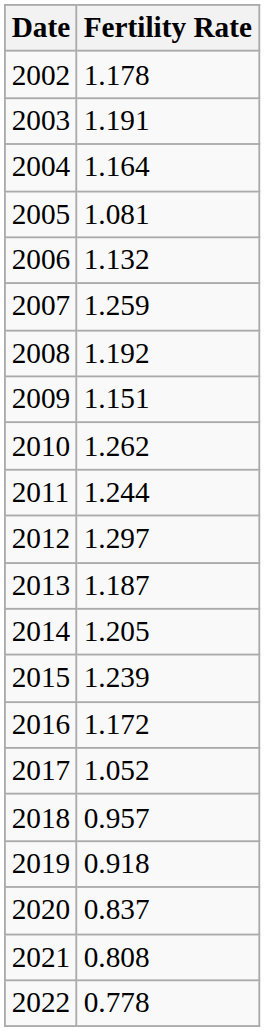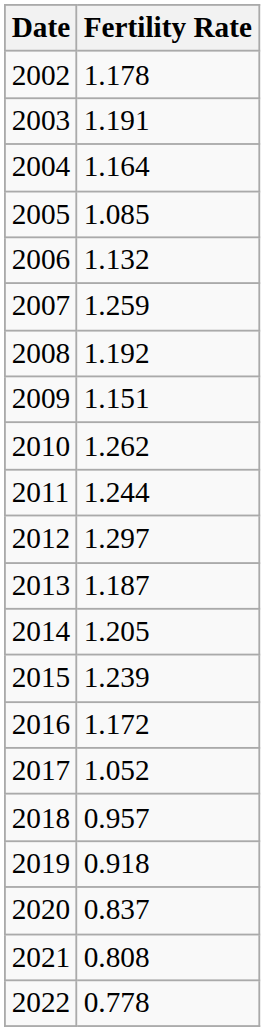(117, 213) 1.081 -> (117, 213) 1.085
